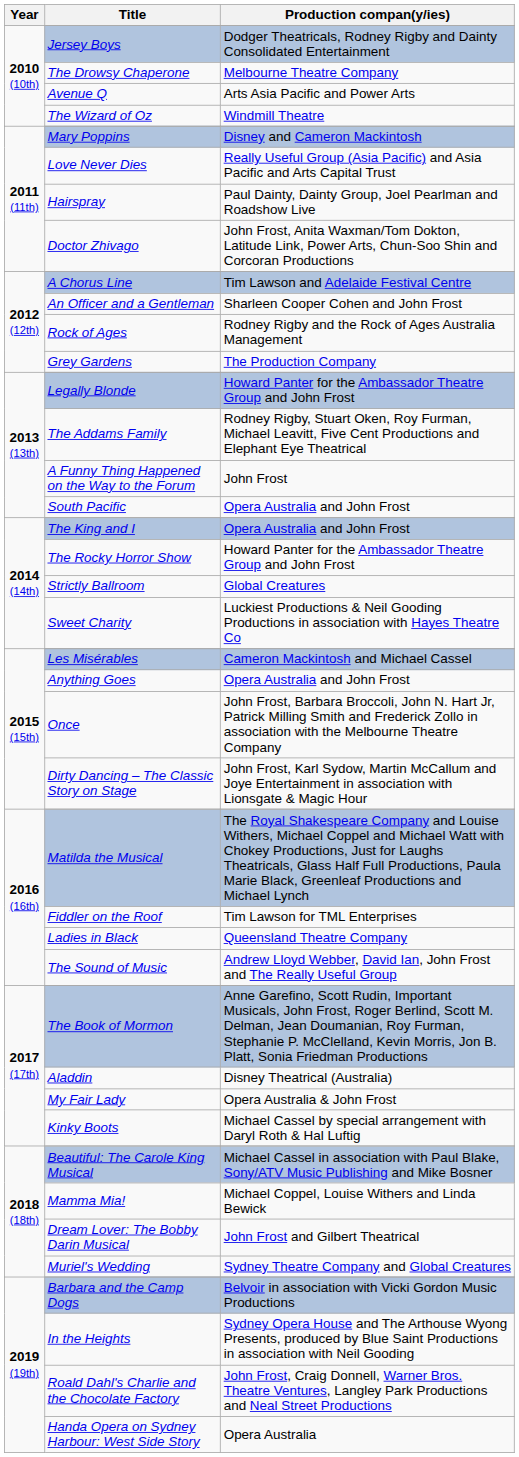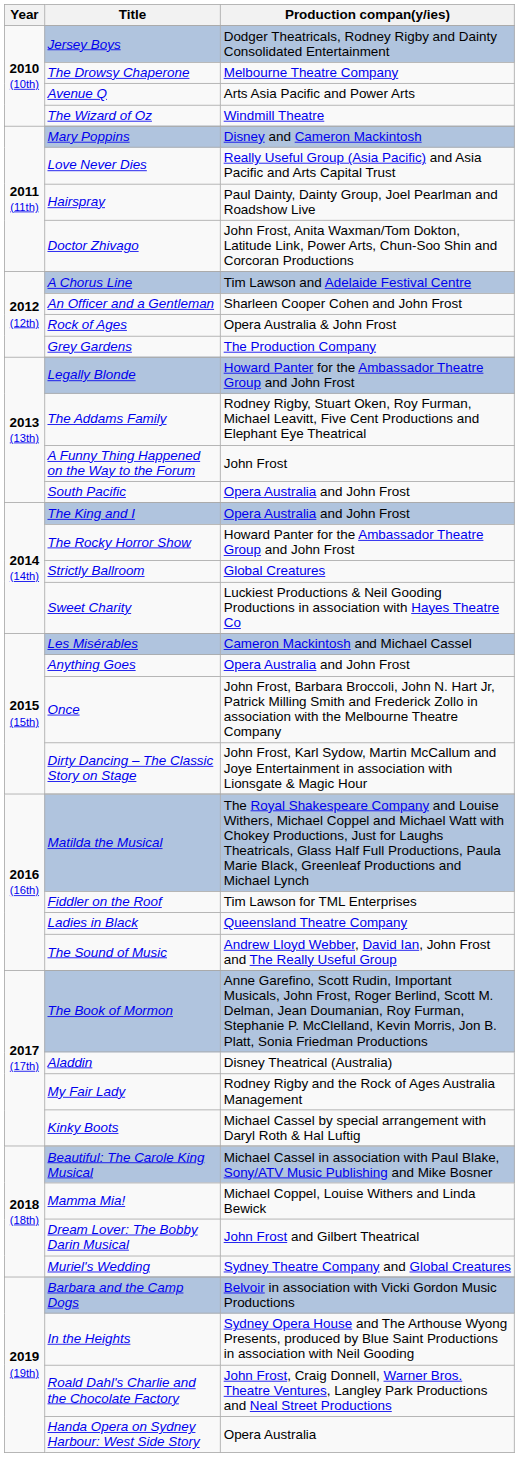(359, 332) Rodney Rigby and the Rock of Ages Australia Management -> (310, 325) Opera Australia & John Frost
(310, 1099) Opera Australia & John Frost -> (359, 1091) Rodney Rigby and the Rock of Ages Australia Management
